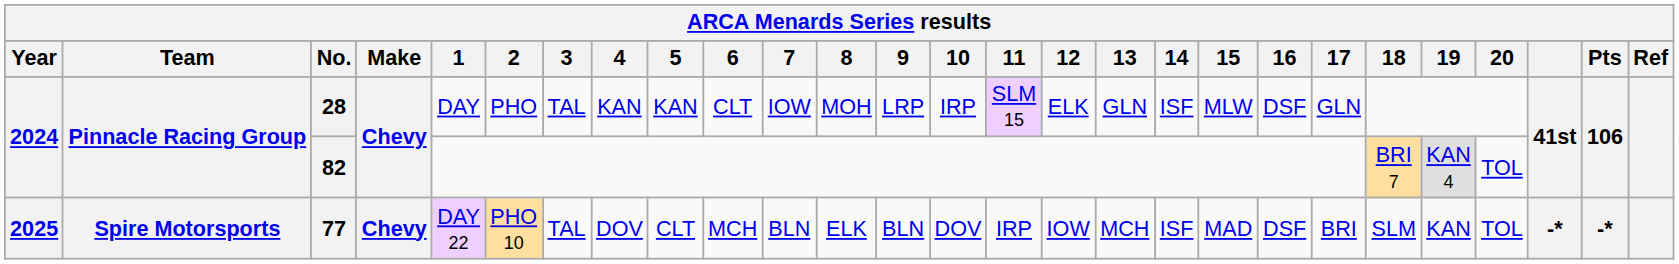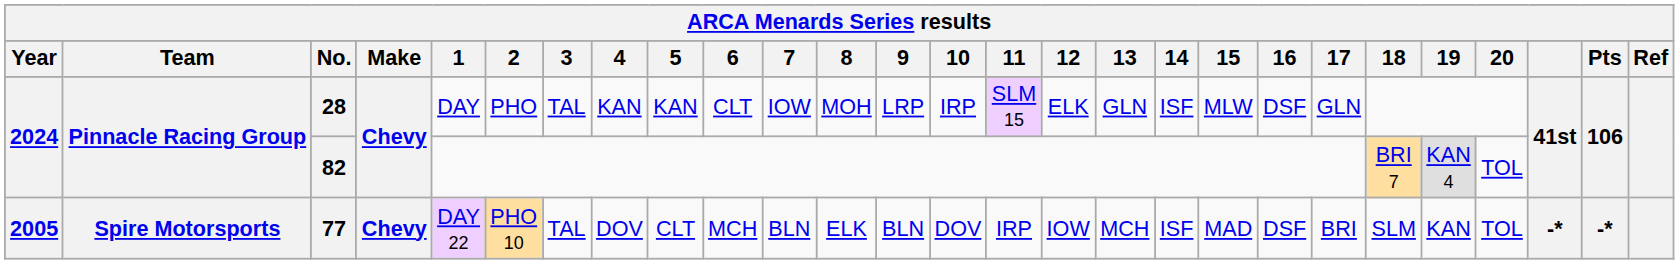(34, 228) 2025 -> (34, 228) 2005
